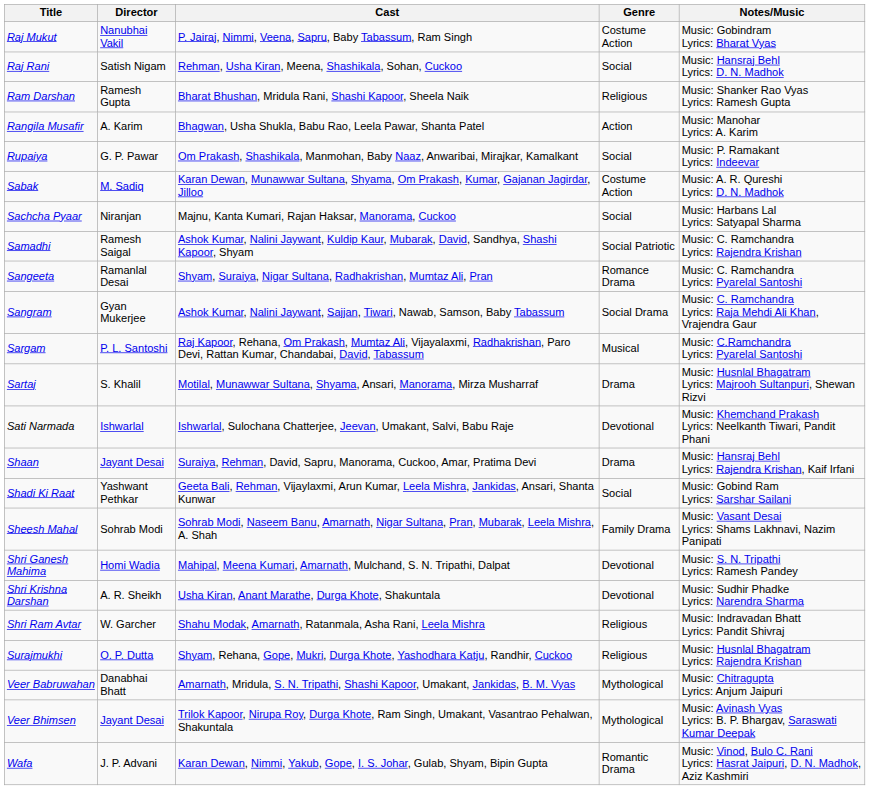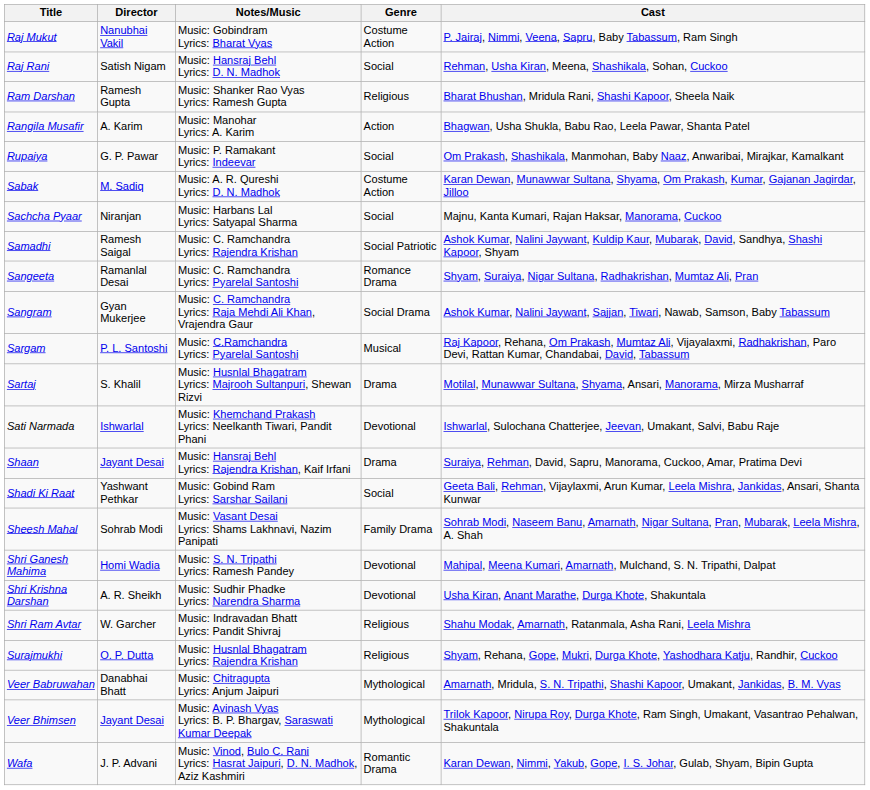columns swapped: (387, 13) <-> (772, 13)
